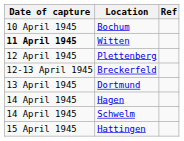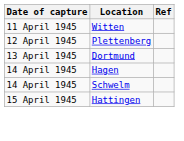- row: (113, 26)
(42, 41) bold -> (42, 26) normal
- row: (127, 70)
